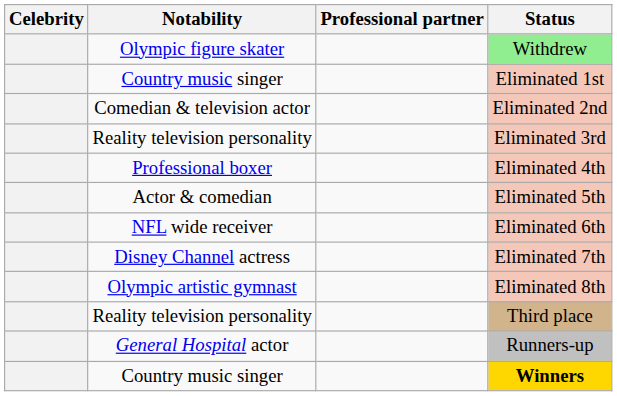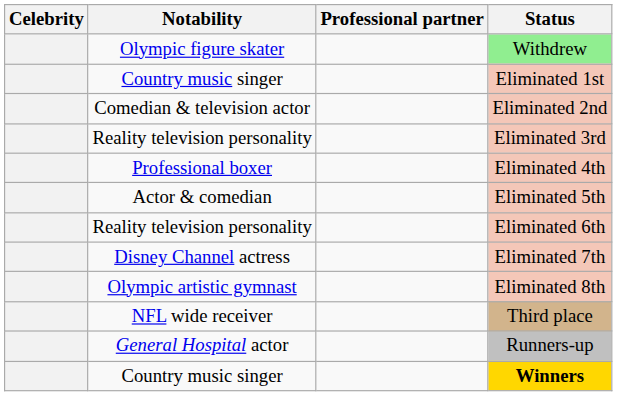(202, 227) NFL wide receiver -> (202, 227) Reality television personality
(202, 316) Reality television personality -> (202, 316) NFL wide receiver
